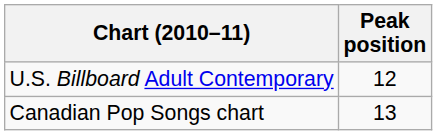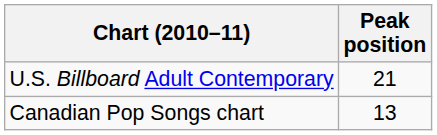(385, 79) 12 -> (385, 79) 21
